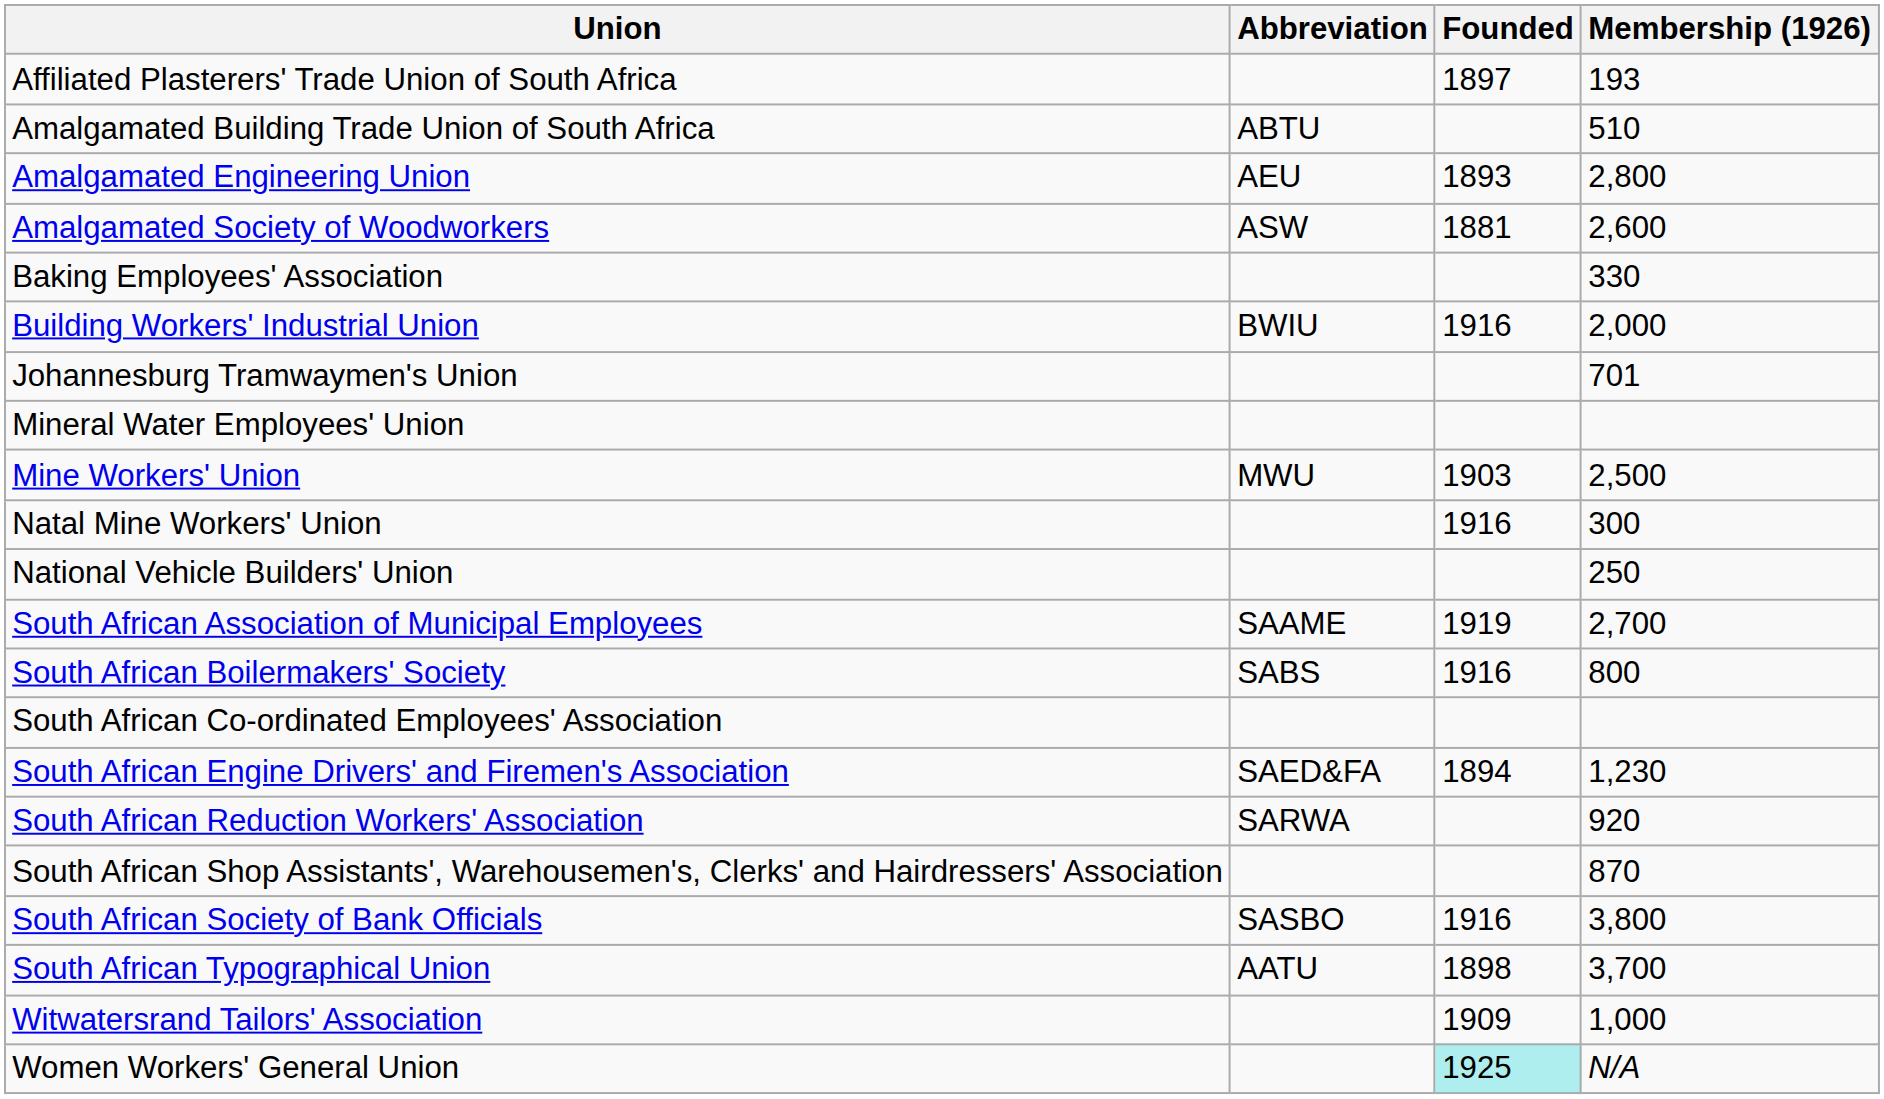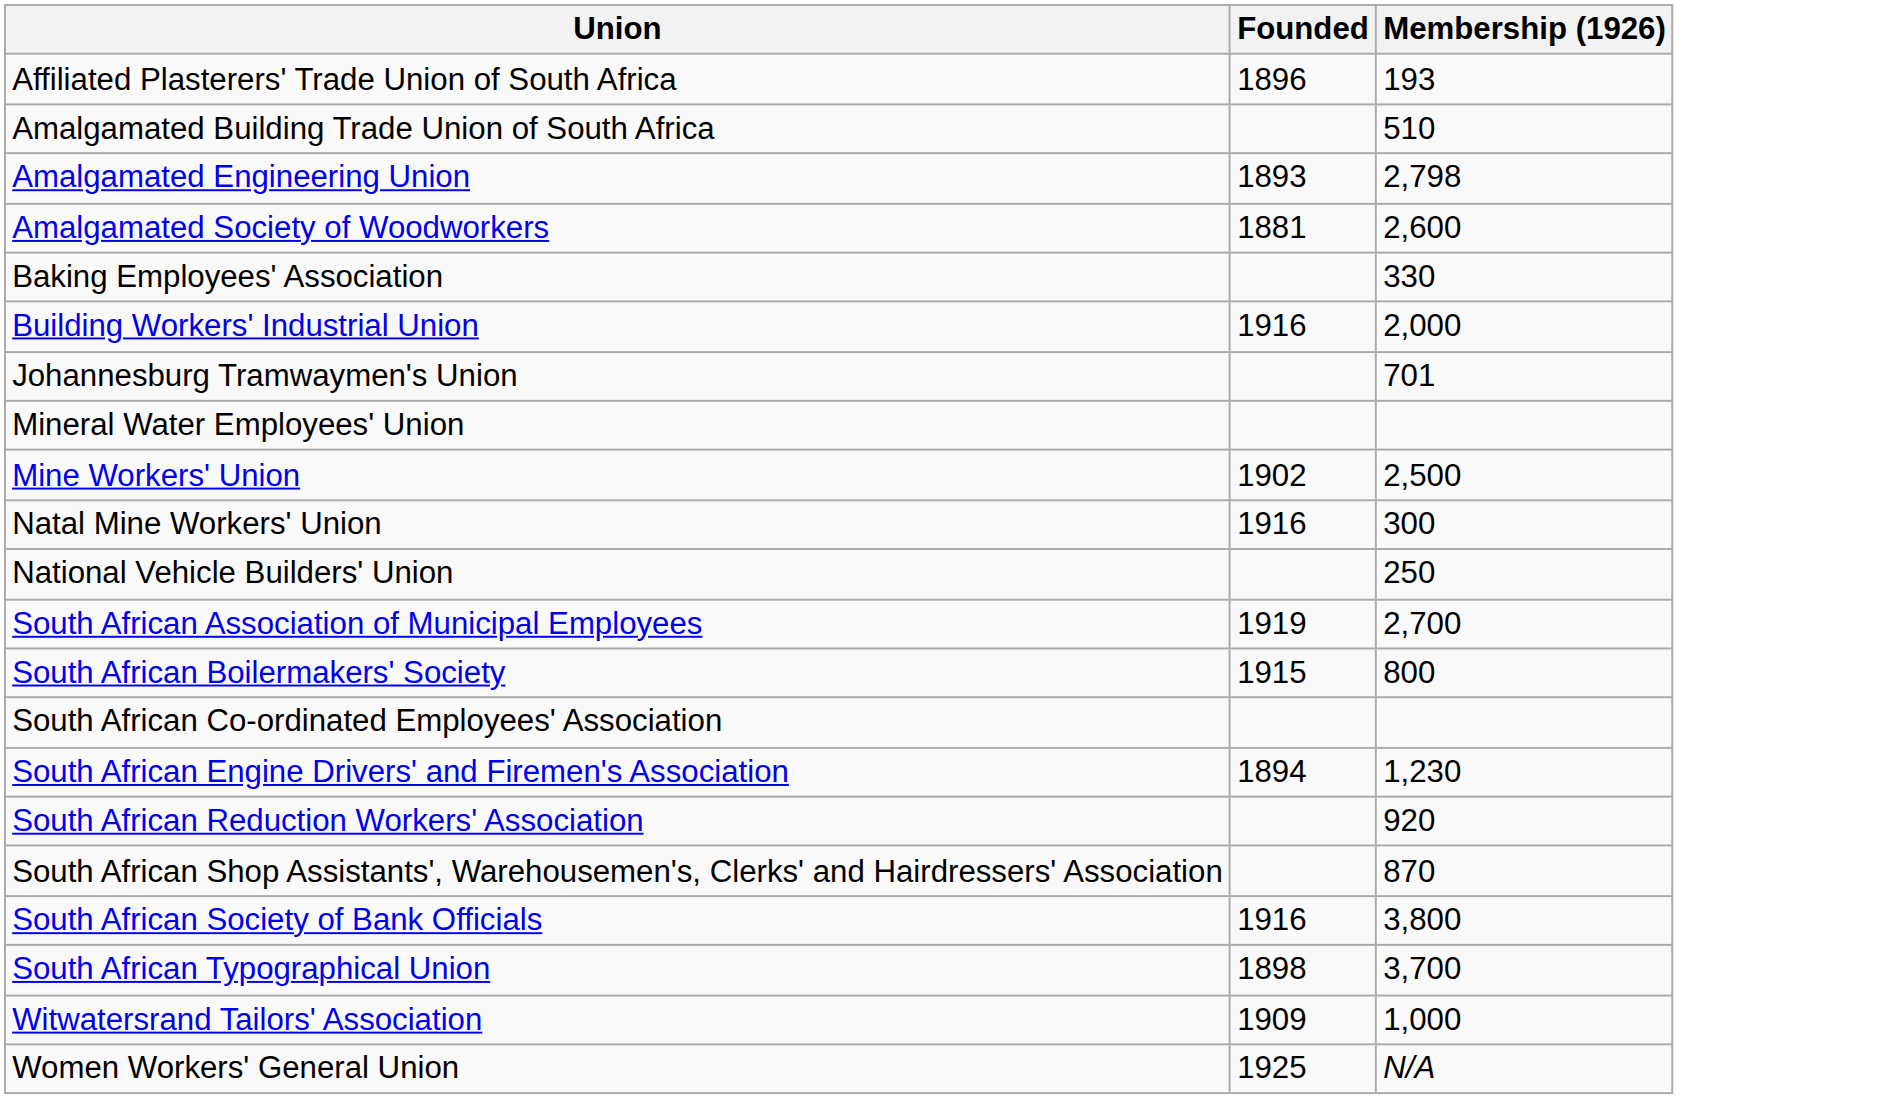- column: (1332, 29)
(1477, 78) 1897 -> (1272, 78) 1896
(1627, 177) 2,800 -> (1422, 177) 2,798
(1477, 474) 1903 -> (1272, 474) 1902
(1477, 672) 1916 -> (1272, 672) 1915
(1477, 1068) paleturquoise background -> (1272, 1068) no background
